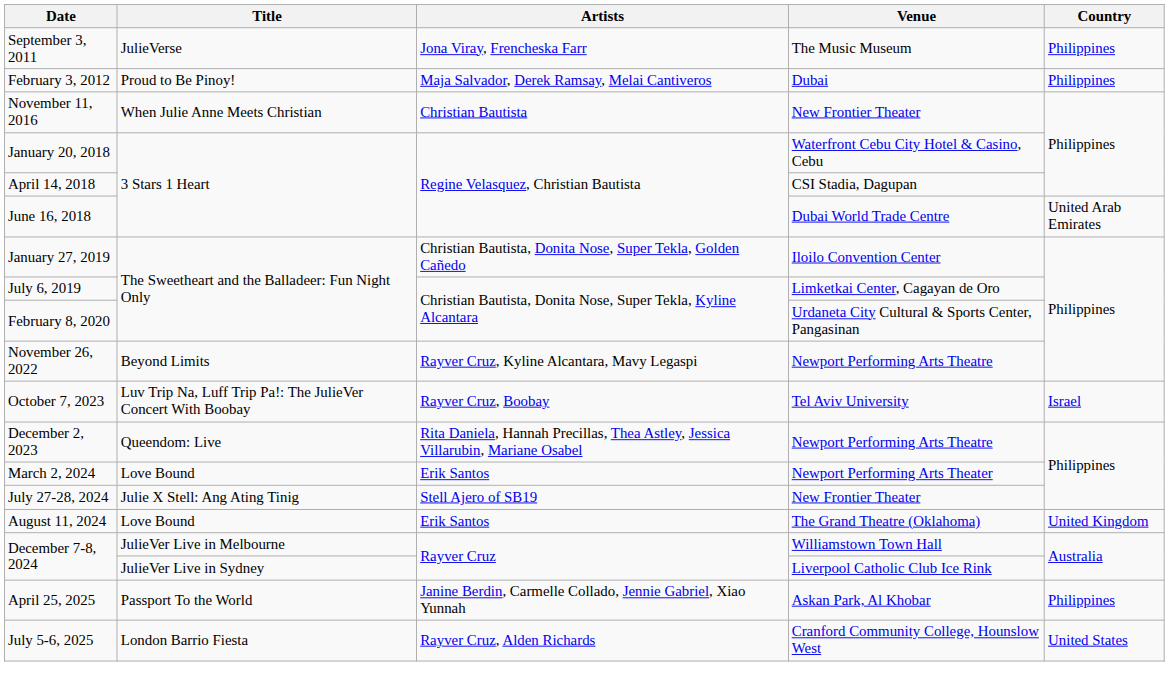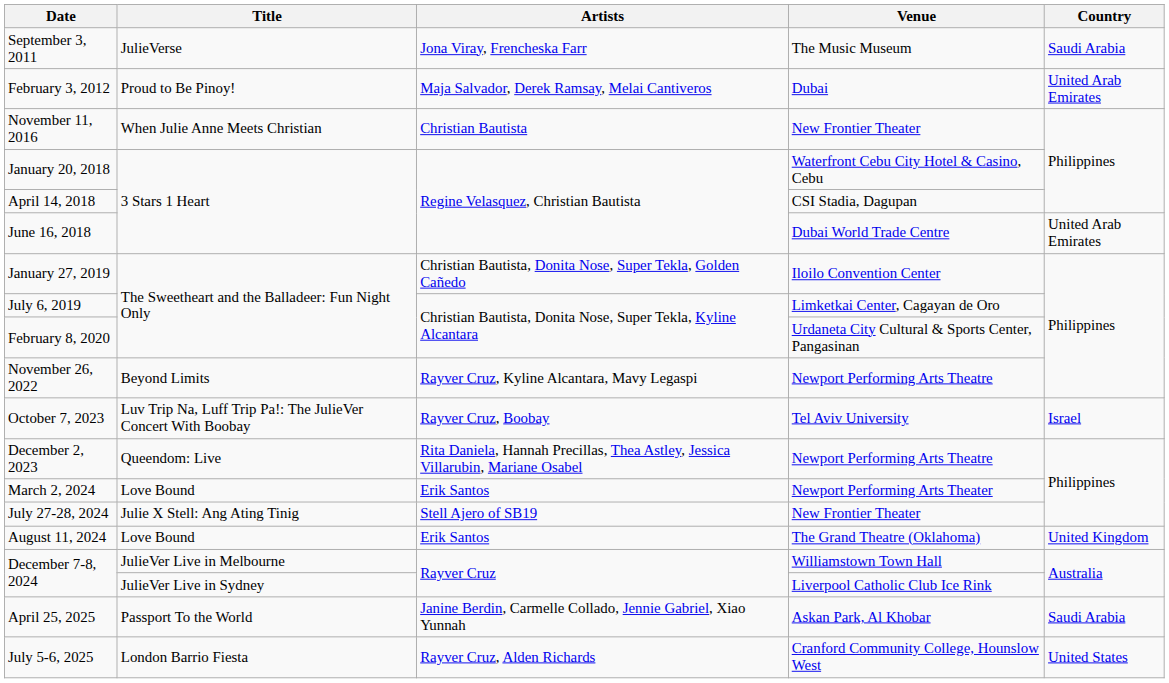(1082, 48) Philippines -> (1087, 48) Saudi Arabia
(1082, 80) Philippines -> (1085, 88) United Arab Emirates
(1082, 600) Philippines -> (1087, 616) Saudi Arabia
